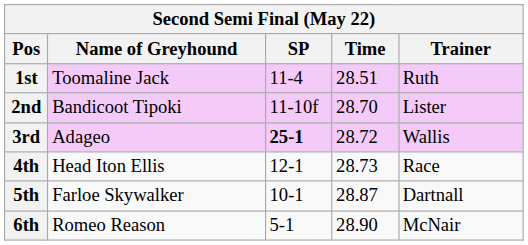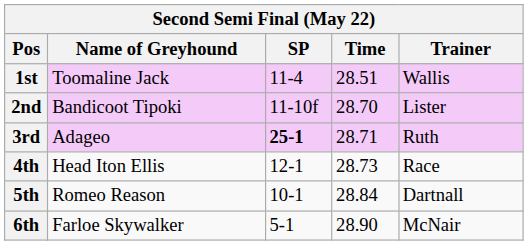(421, 78) Ruth -> (426, 78) Wallis
(357, 136) 28.72 -> (357, 136) 28.71
(426, 136) Wallis -> (421, 136) Ruth
(118, 195) Farloe Skywalker -> (109, 195) Romeo Reason
(357, 195) 28.87 -> (357, 195) 28.84
(109, 225) Romeo Reason -> (118, 225) Farloe Skywalker
